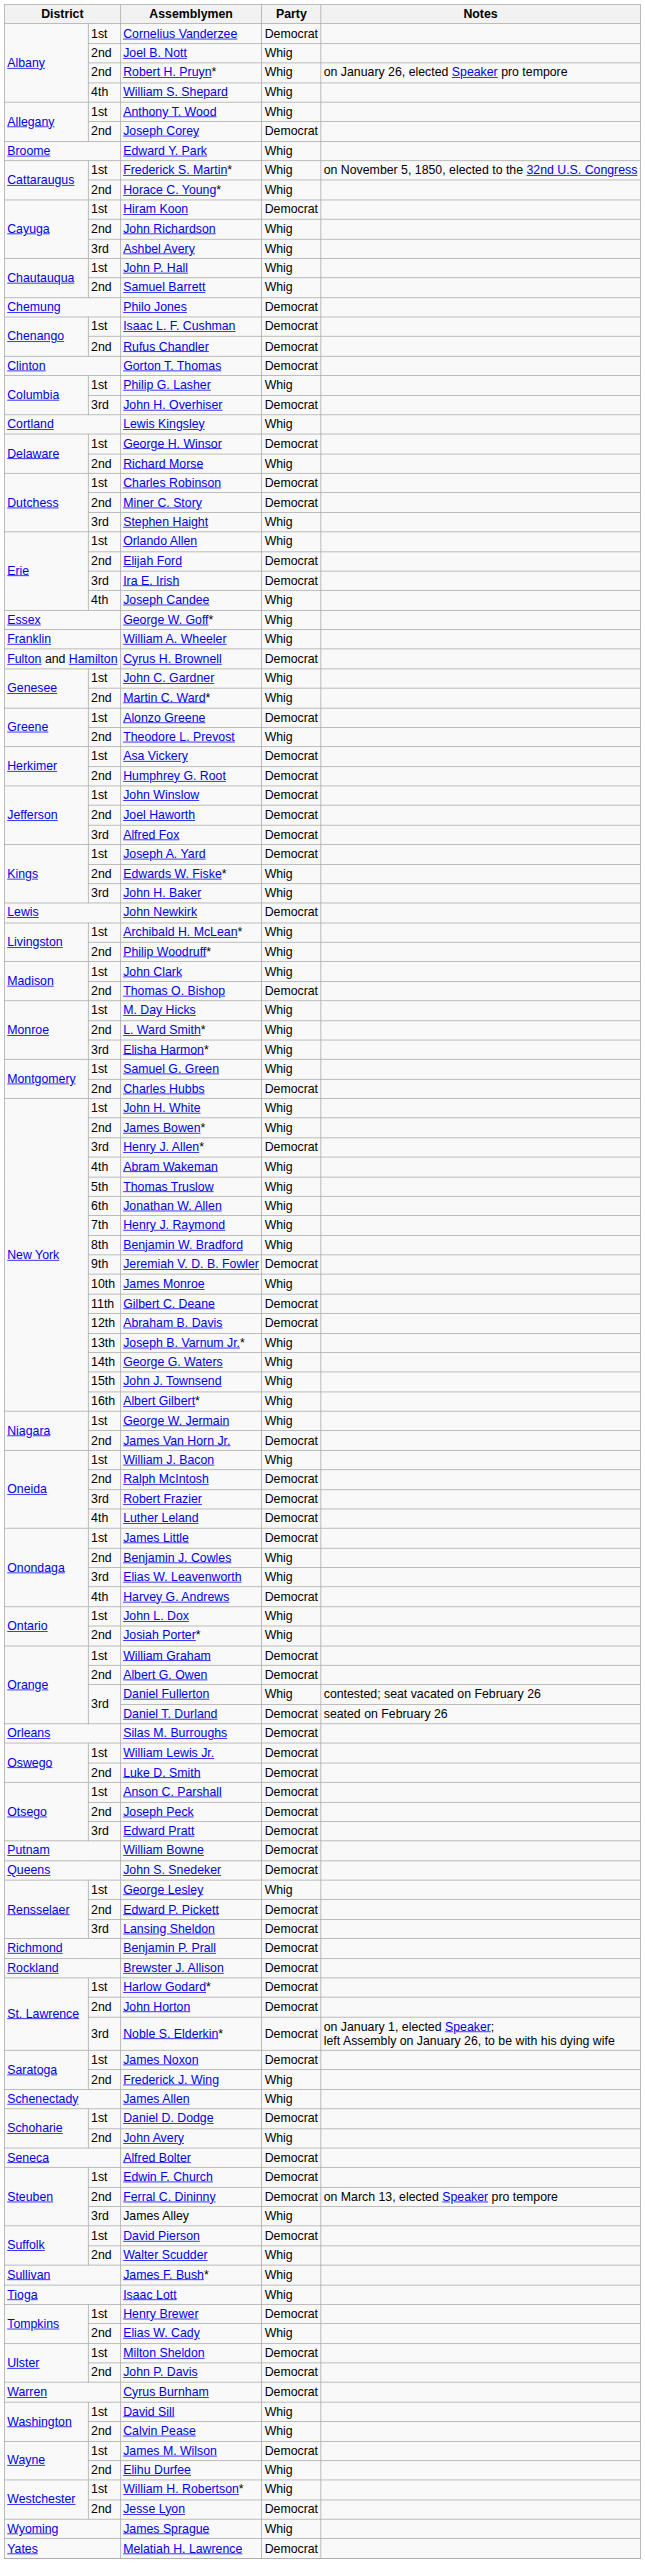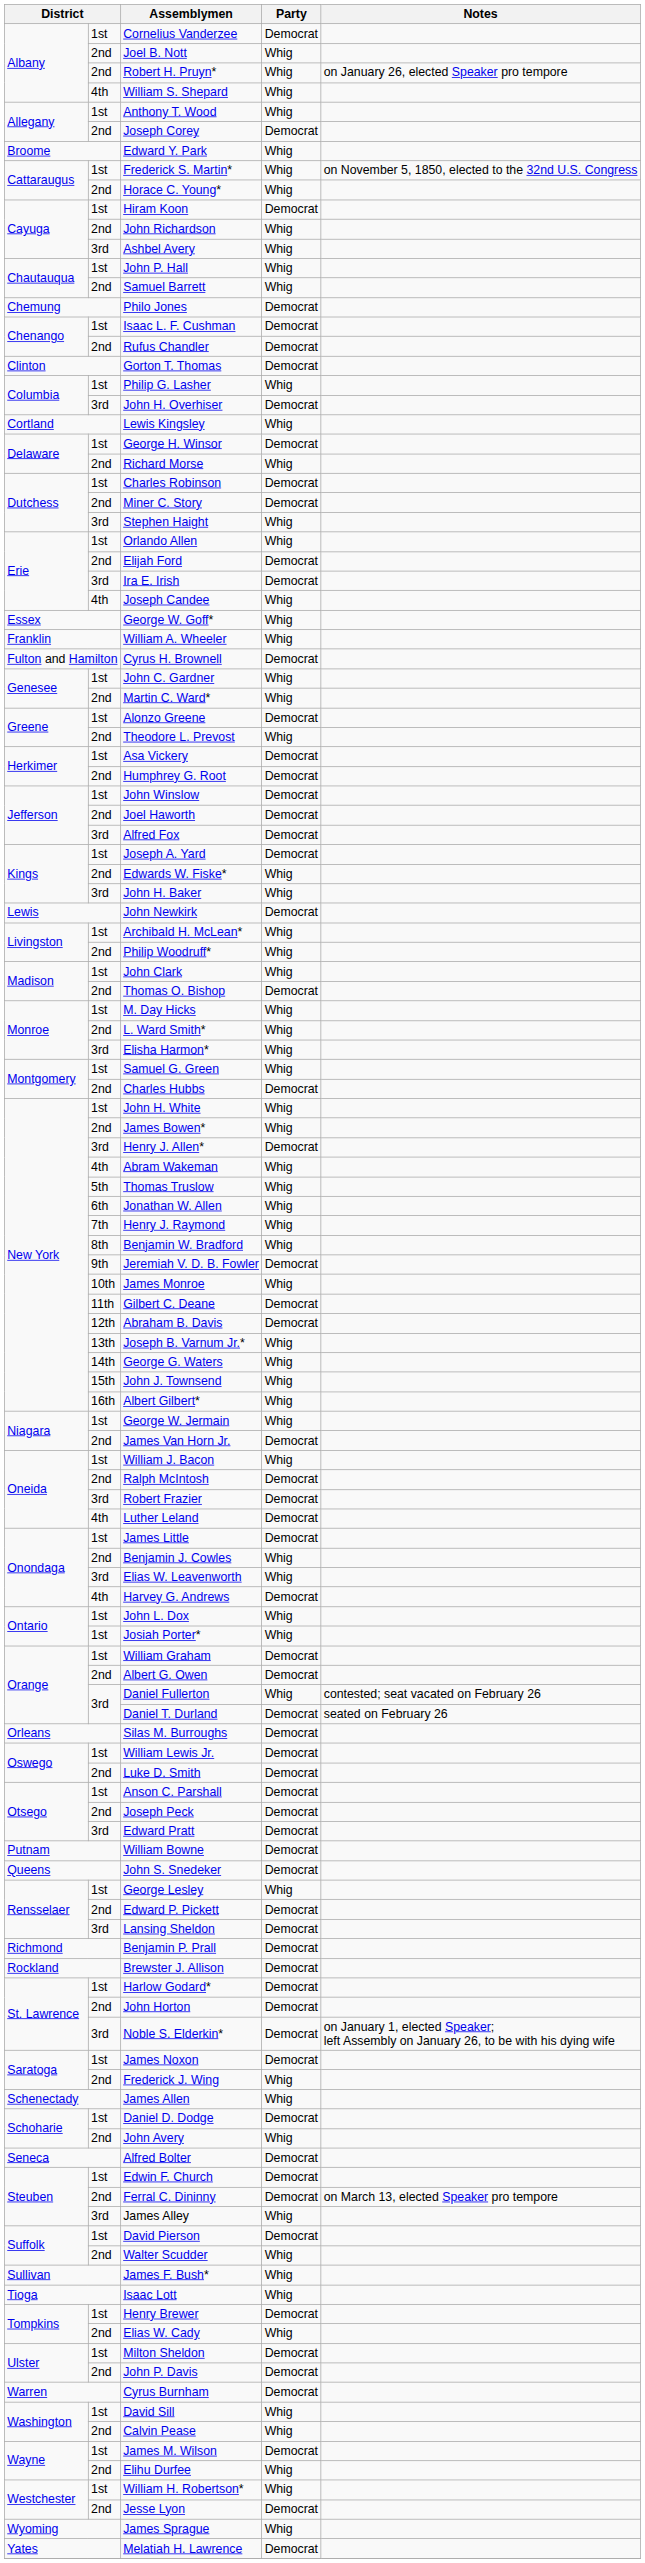(101, 1635) 2nd -> (99, 1635) 1st
